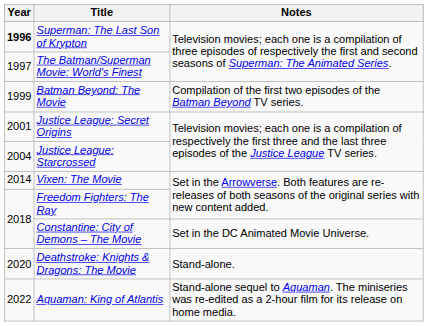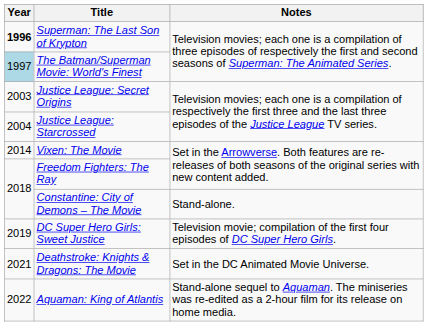(19, 66) no background -> (19, 66) lightblue background
- row: (88, 96)
(19, 126) 2001 -> (19, 96) 2003
(271, 234) Set in the DC Animated Movie Universe. -> (203, 204) Stand-alone.
+ row: (89, 234)
(19, 263) 2020 -> (19, 263) 2021
(203, 263) Stand-alone. -> (271, 263) Set in the DC Animated Movie Universe.
